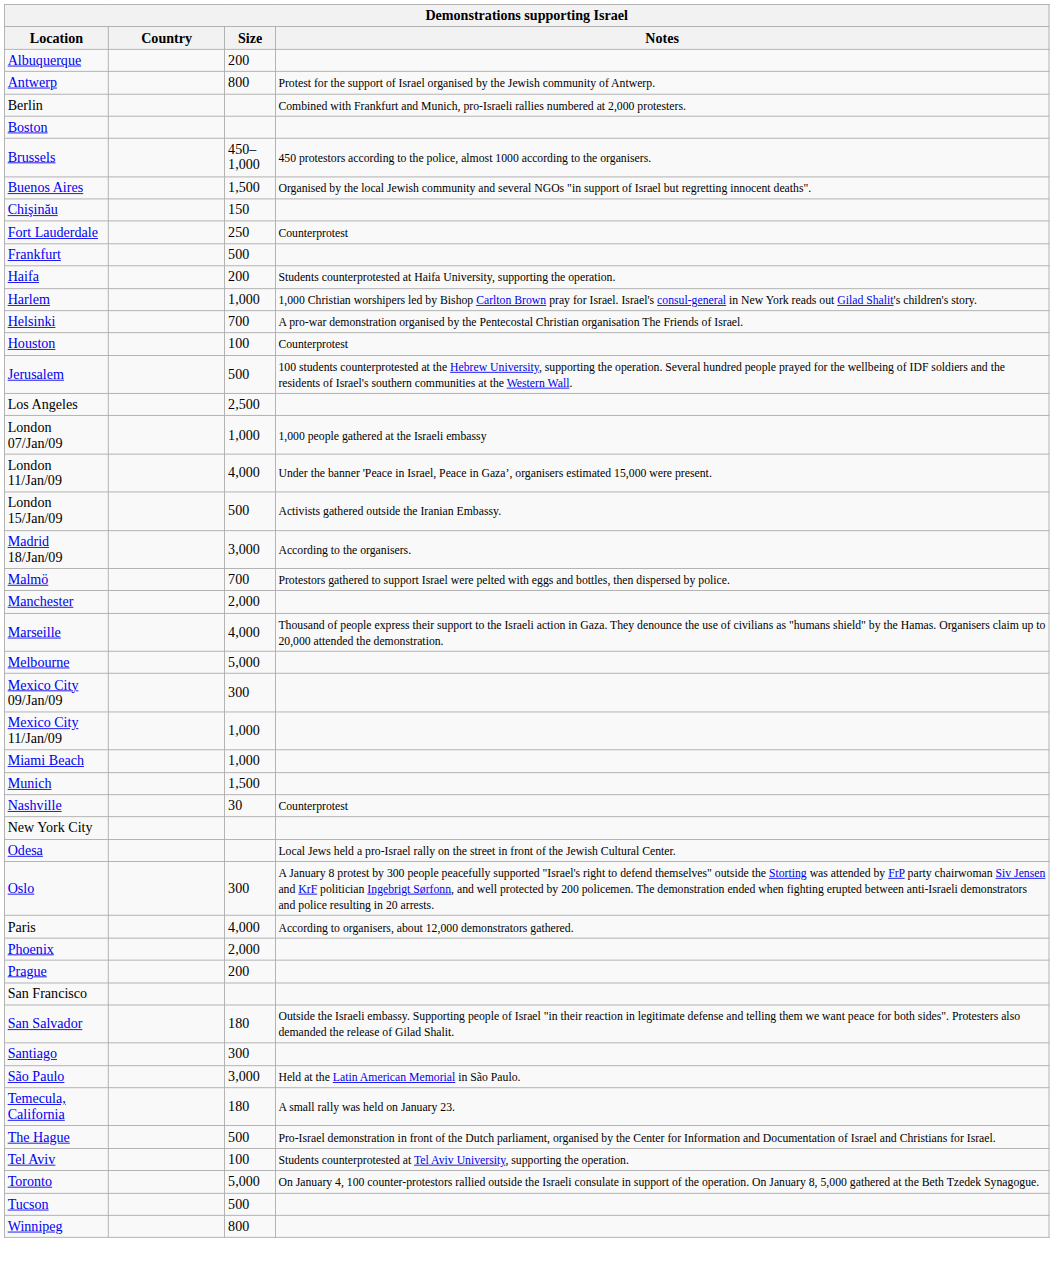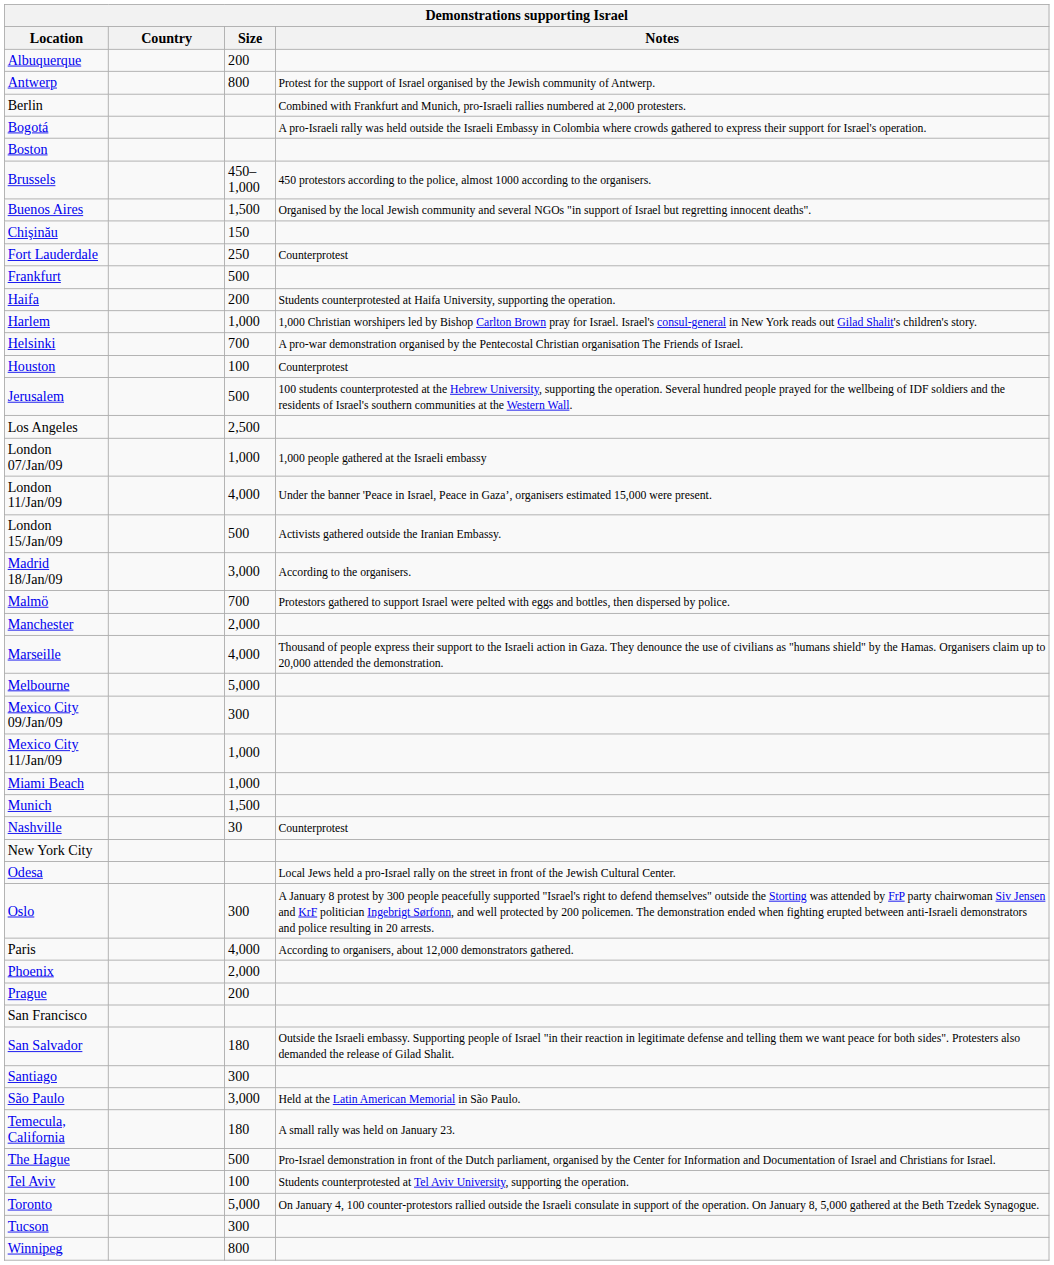+ row: (28, 127)
(239, 1204) 500 -> (239, 1226) 300
